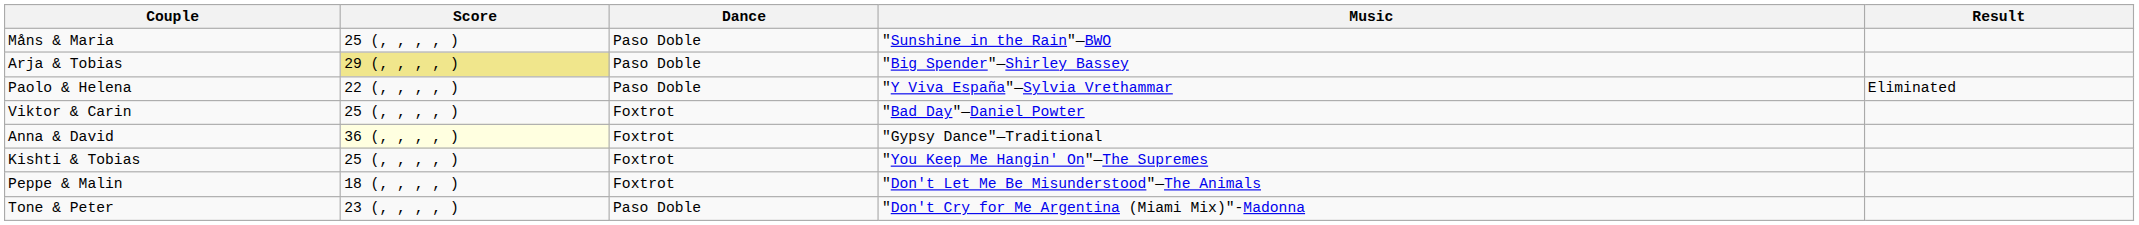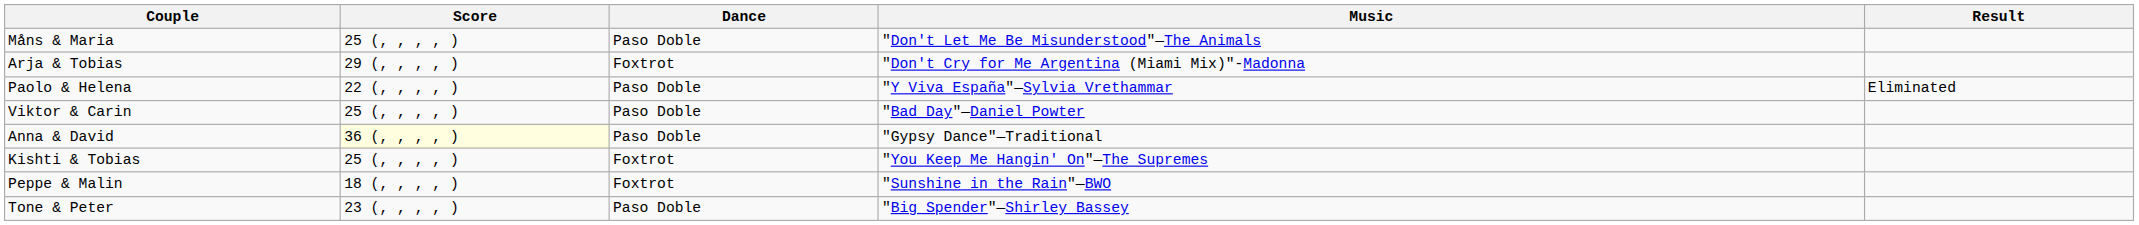(997, 40) "Sunshine in the Rain"—BWO -> (1071, 40) "Don't Let Me Be Misunderstood"—The Animals
(401, 64) khaki background -> (401, 64) no background
(657, 64) Paso Doble -> (644, 64) Foxtrot
(1005, 64) "Big Spender"—Shirley Bassey -> (1093, 64) "Don't Cry for Me Argentina (Miami Mix)"-Madonna
(644, 112) Foxtrot -> (657, 112) Paso Doble
(644, 136) Foxtrot -> (657, 136) Paso Doble
(1071, 184) "Don't Let Me Be Misunderstood"—The Animals -> (997, 184) "Sunshine in the Rain"—BWO
(1093, 208) "Don't Cry for Me Argentina (Miami Mix)"-Madonna -> (1005, 208) "Big Spender"—Shirley Bassey
